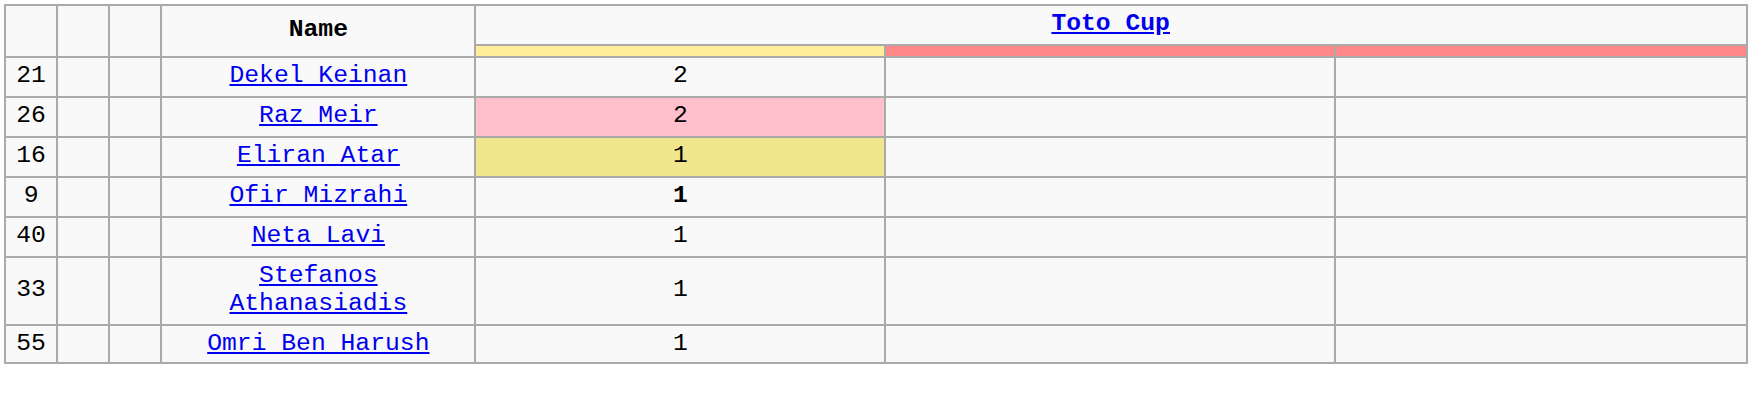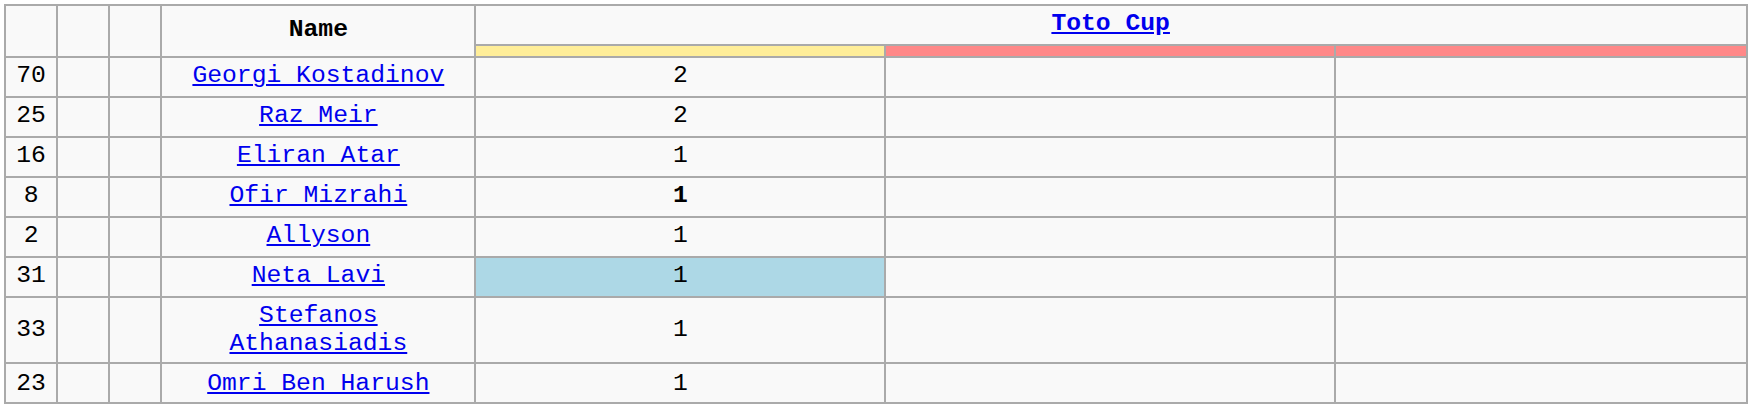+ row: (318, 77)
- row: (318, 77)
(31, 117) 26 -> (31, 117) 25
(680, 117) pink background -> (680, 117) no background
(680, 157) khaki background -> (680, 157) no background
(31, 197) 9 -> (31, 197) 8
+ row: (318, 237)
(31, 237) 40 -> (31, 276) 31
(680, 237) no background -> (680, 276) lightblue background
(31, 344) 55 -> (31, 384) 23
